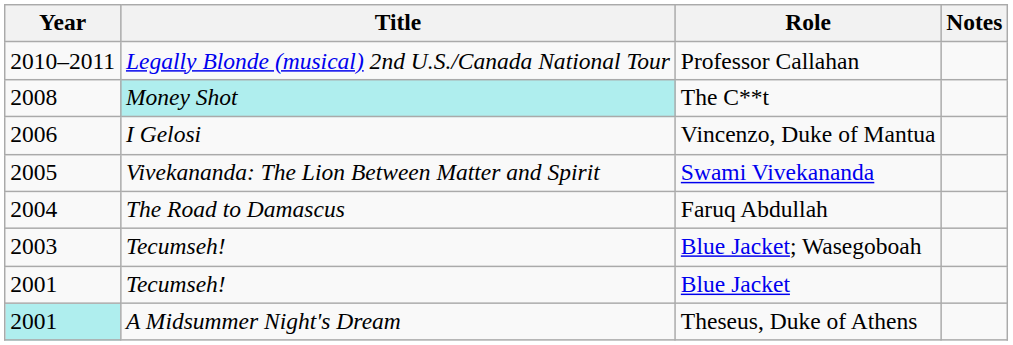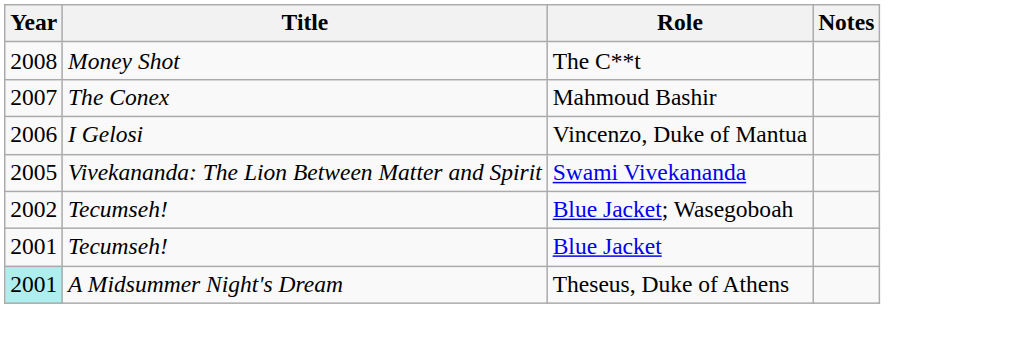- row: (770, 60)
(182, 97) paleturquoise background -> (124, 60) no background
+ row: (635, 97)
- row: (754, 209)
(34, 246) 2003 -> (34, 209) 2002
